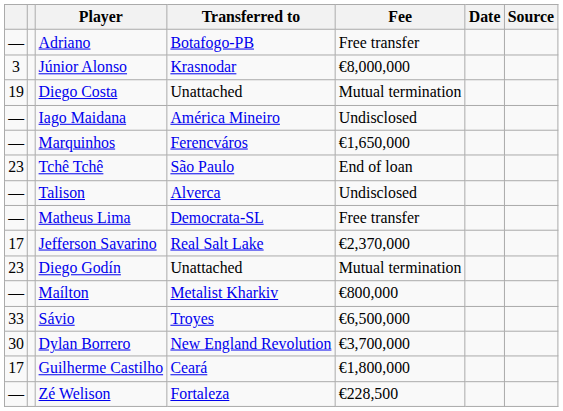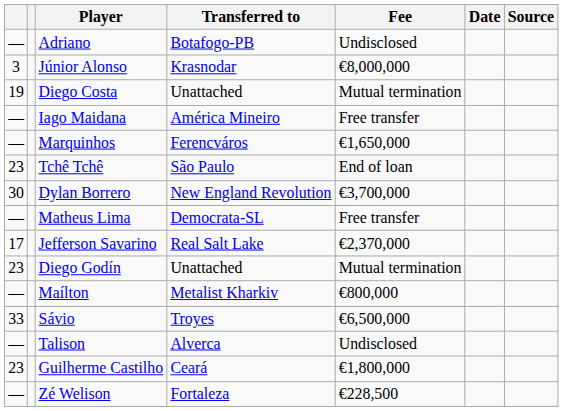(379, 42) Free transfer -> (378, 42) Undisclosed
(378, 117) Undisclosed -> (379, 117) Free transfer
rows swapped: (85, 343) <-> (62, 192)
(16, 368) 17 -> (16, 368) 23
